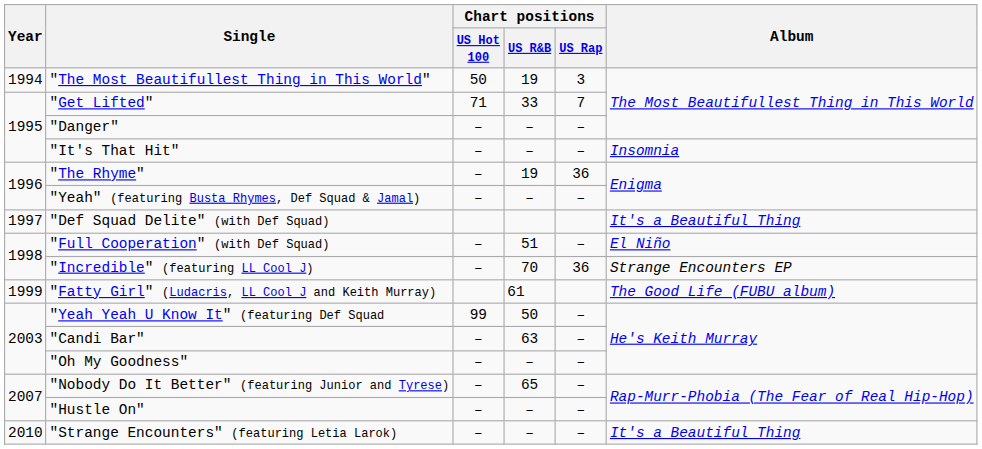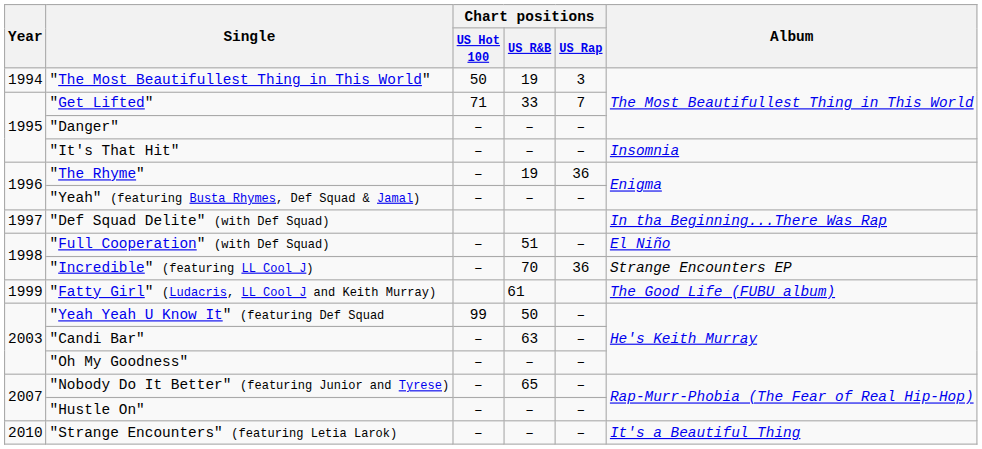(705, 221) It's a Beautiful Thing -> (748, 221) In tha Beginning...There Was Rap
